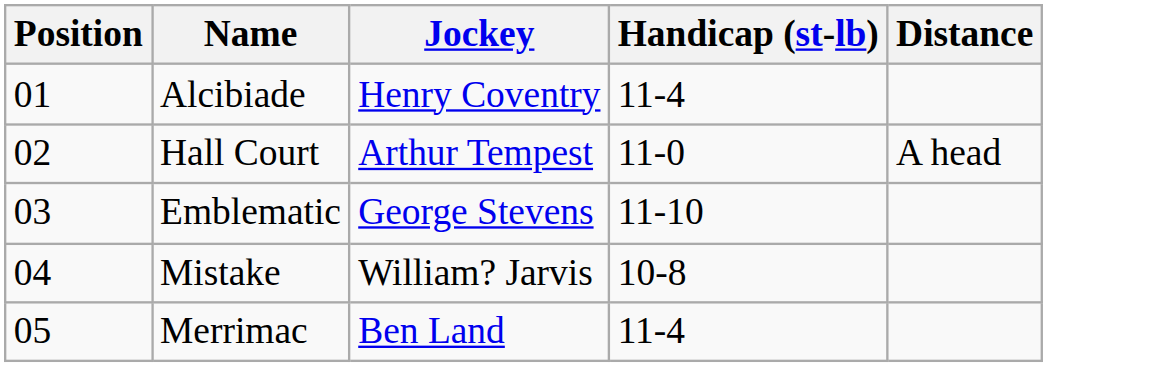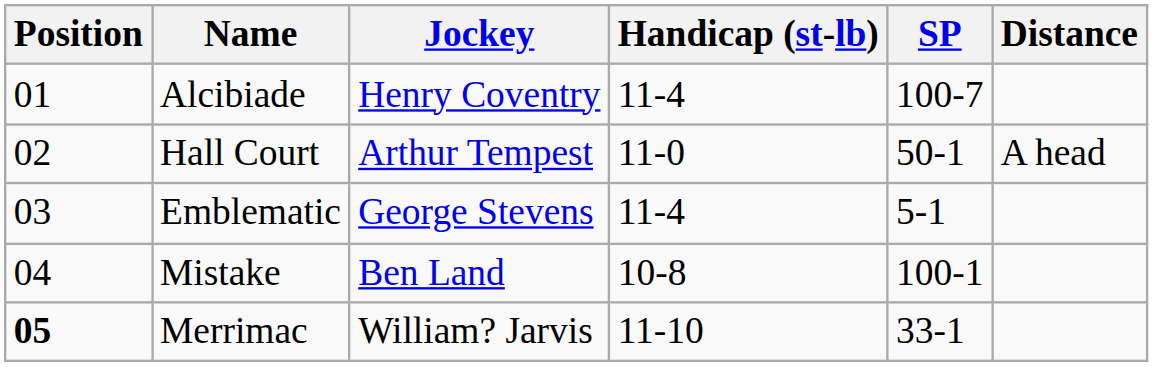+ column: (940, 34)
(661, 212) 11-10 -> (651, 212) 11-4
(475, 271) William? Jarvis -> (432, 271) Ben Land
(33, 331) normal -> (33, 331) bold
(432, 331) Ben Land -> (475, 331) William? Jarvis
(651, 331) 11-4 -> (661, 331) 11-10
